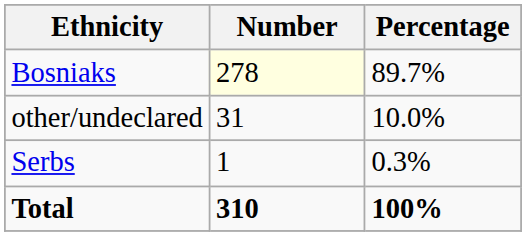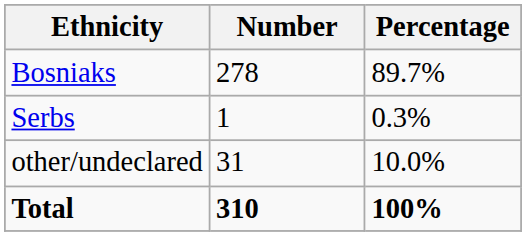(237, 72) lightyellow background -> (237, 72) no background
rows swapped: (43, 162) <-> (107, 117)
